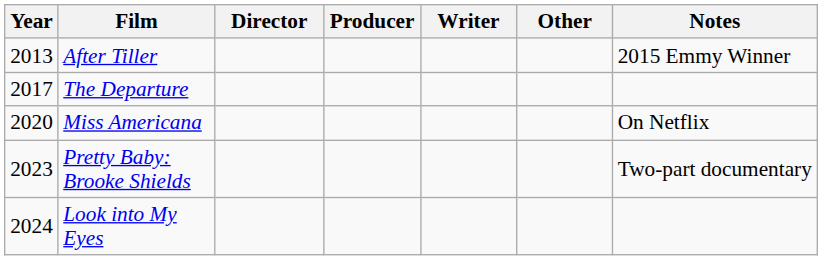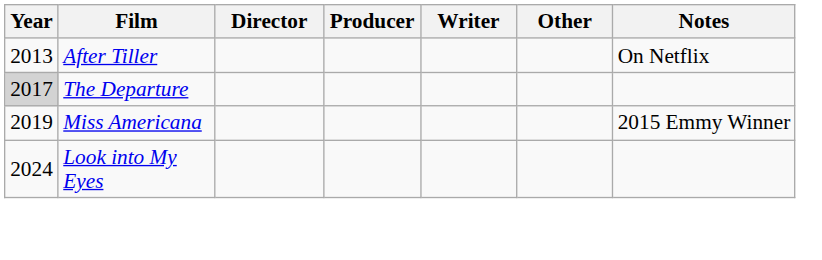(704, 55) 2015 Emmy Winner -> (664, 55) On Netflix
(32, 88) no background -> (32, 88) lightgrey background
(32, 122) 2020 -> (32, 122) 2019
(664, 122) On Netflix -> (704, 122) 2015 Emmy Winner
- row: (127, 168)
